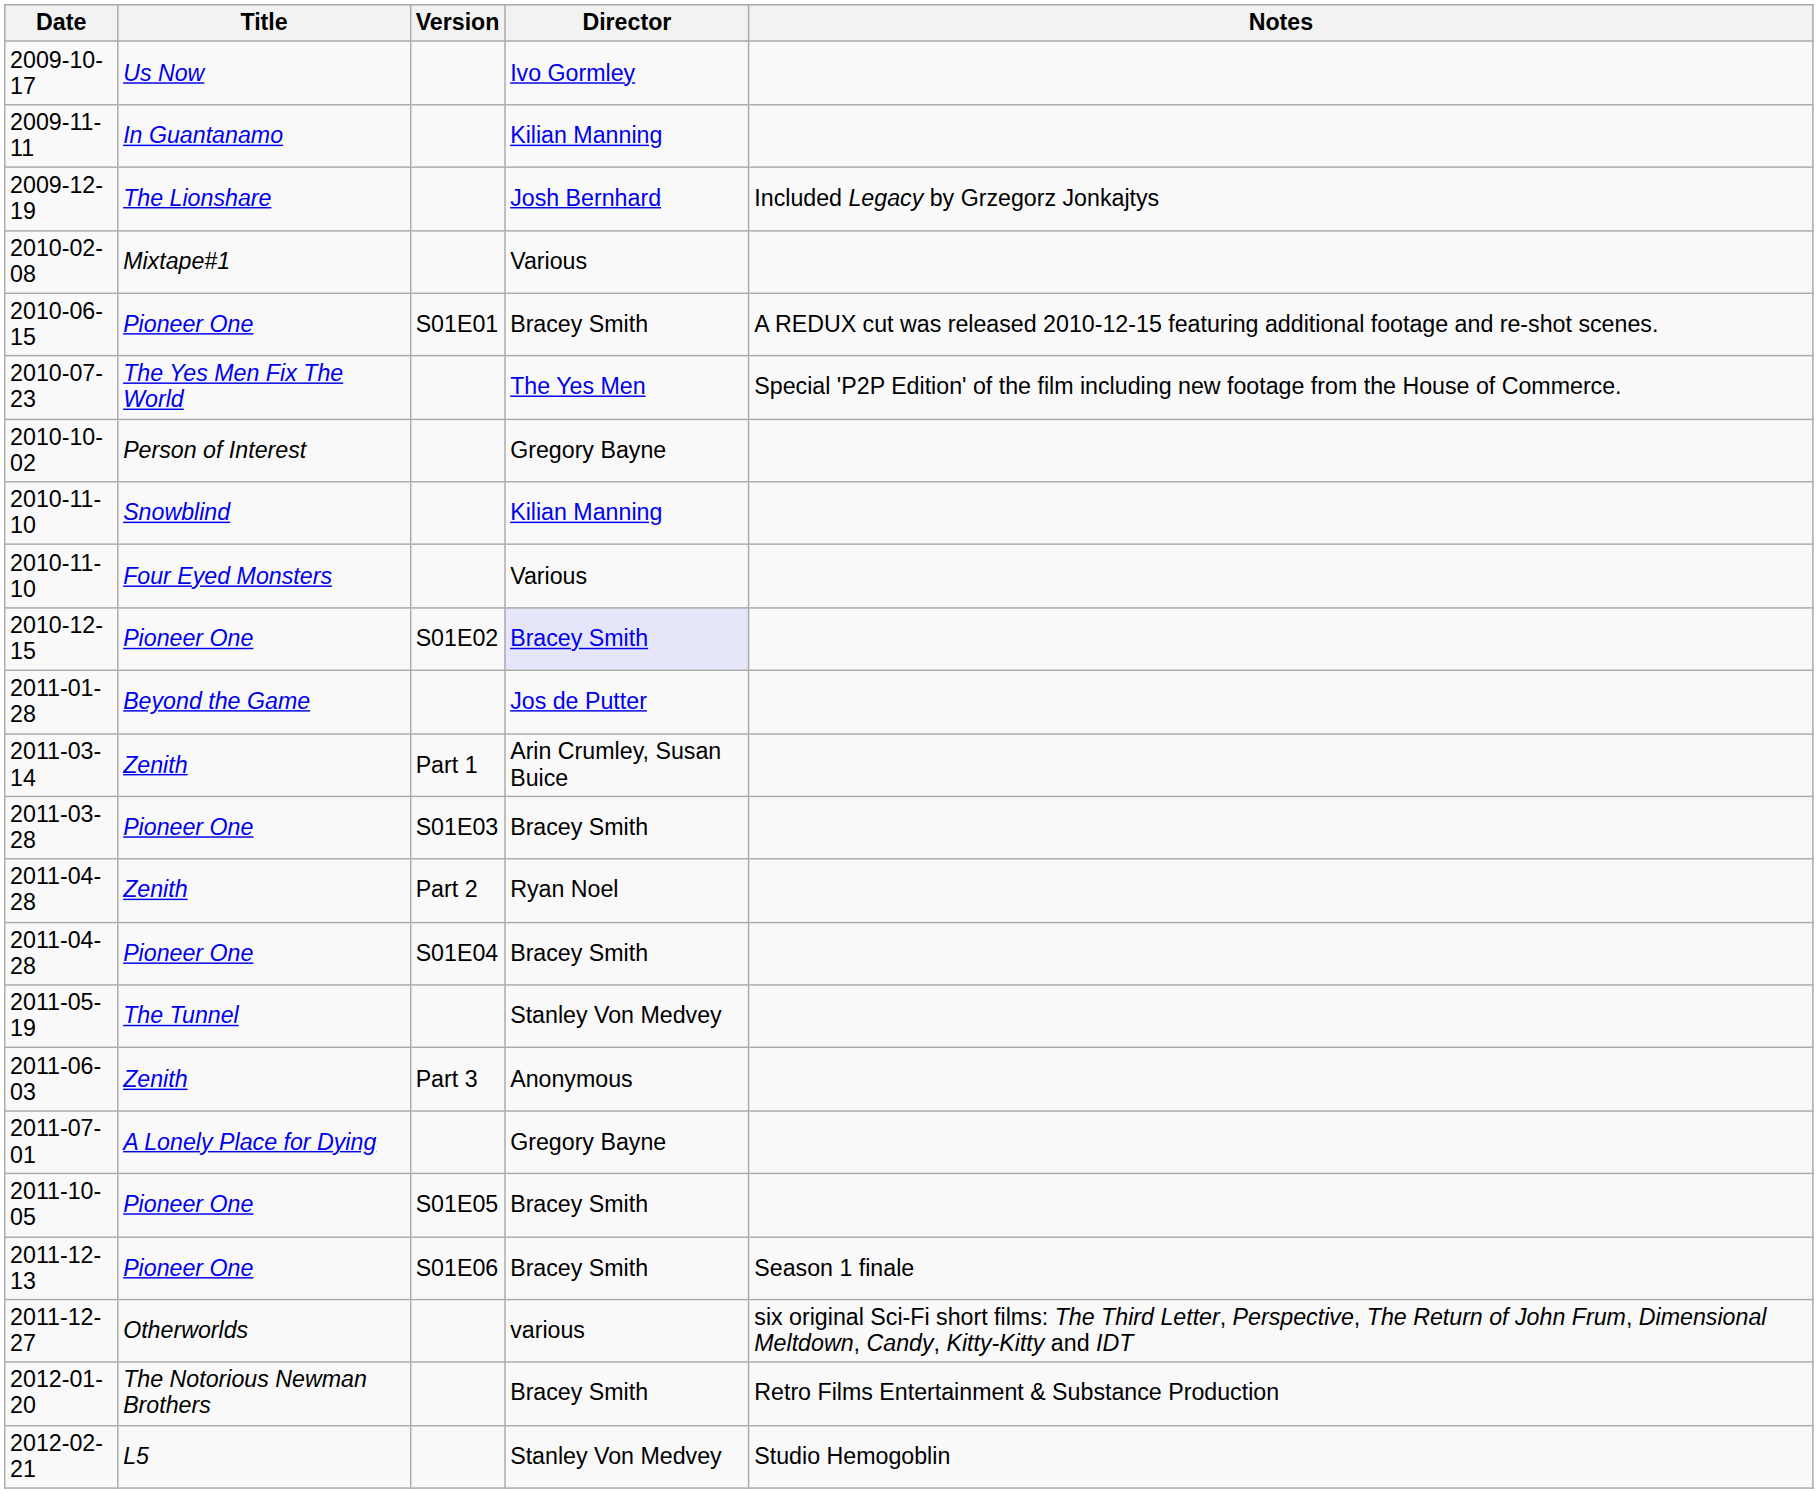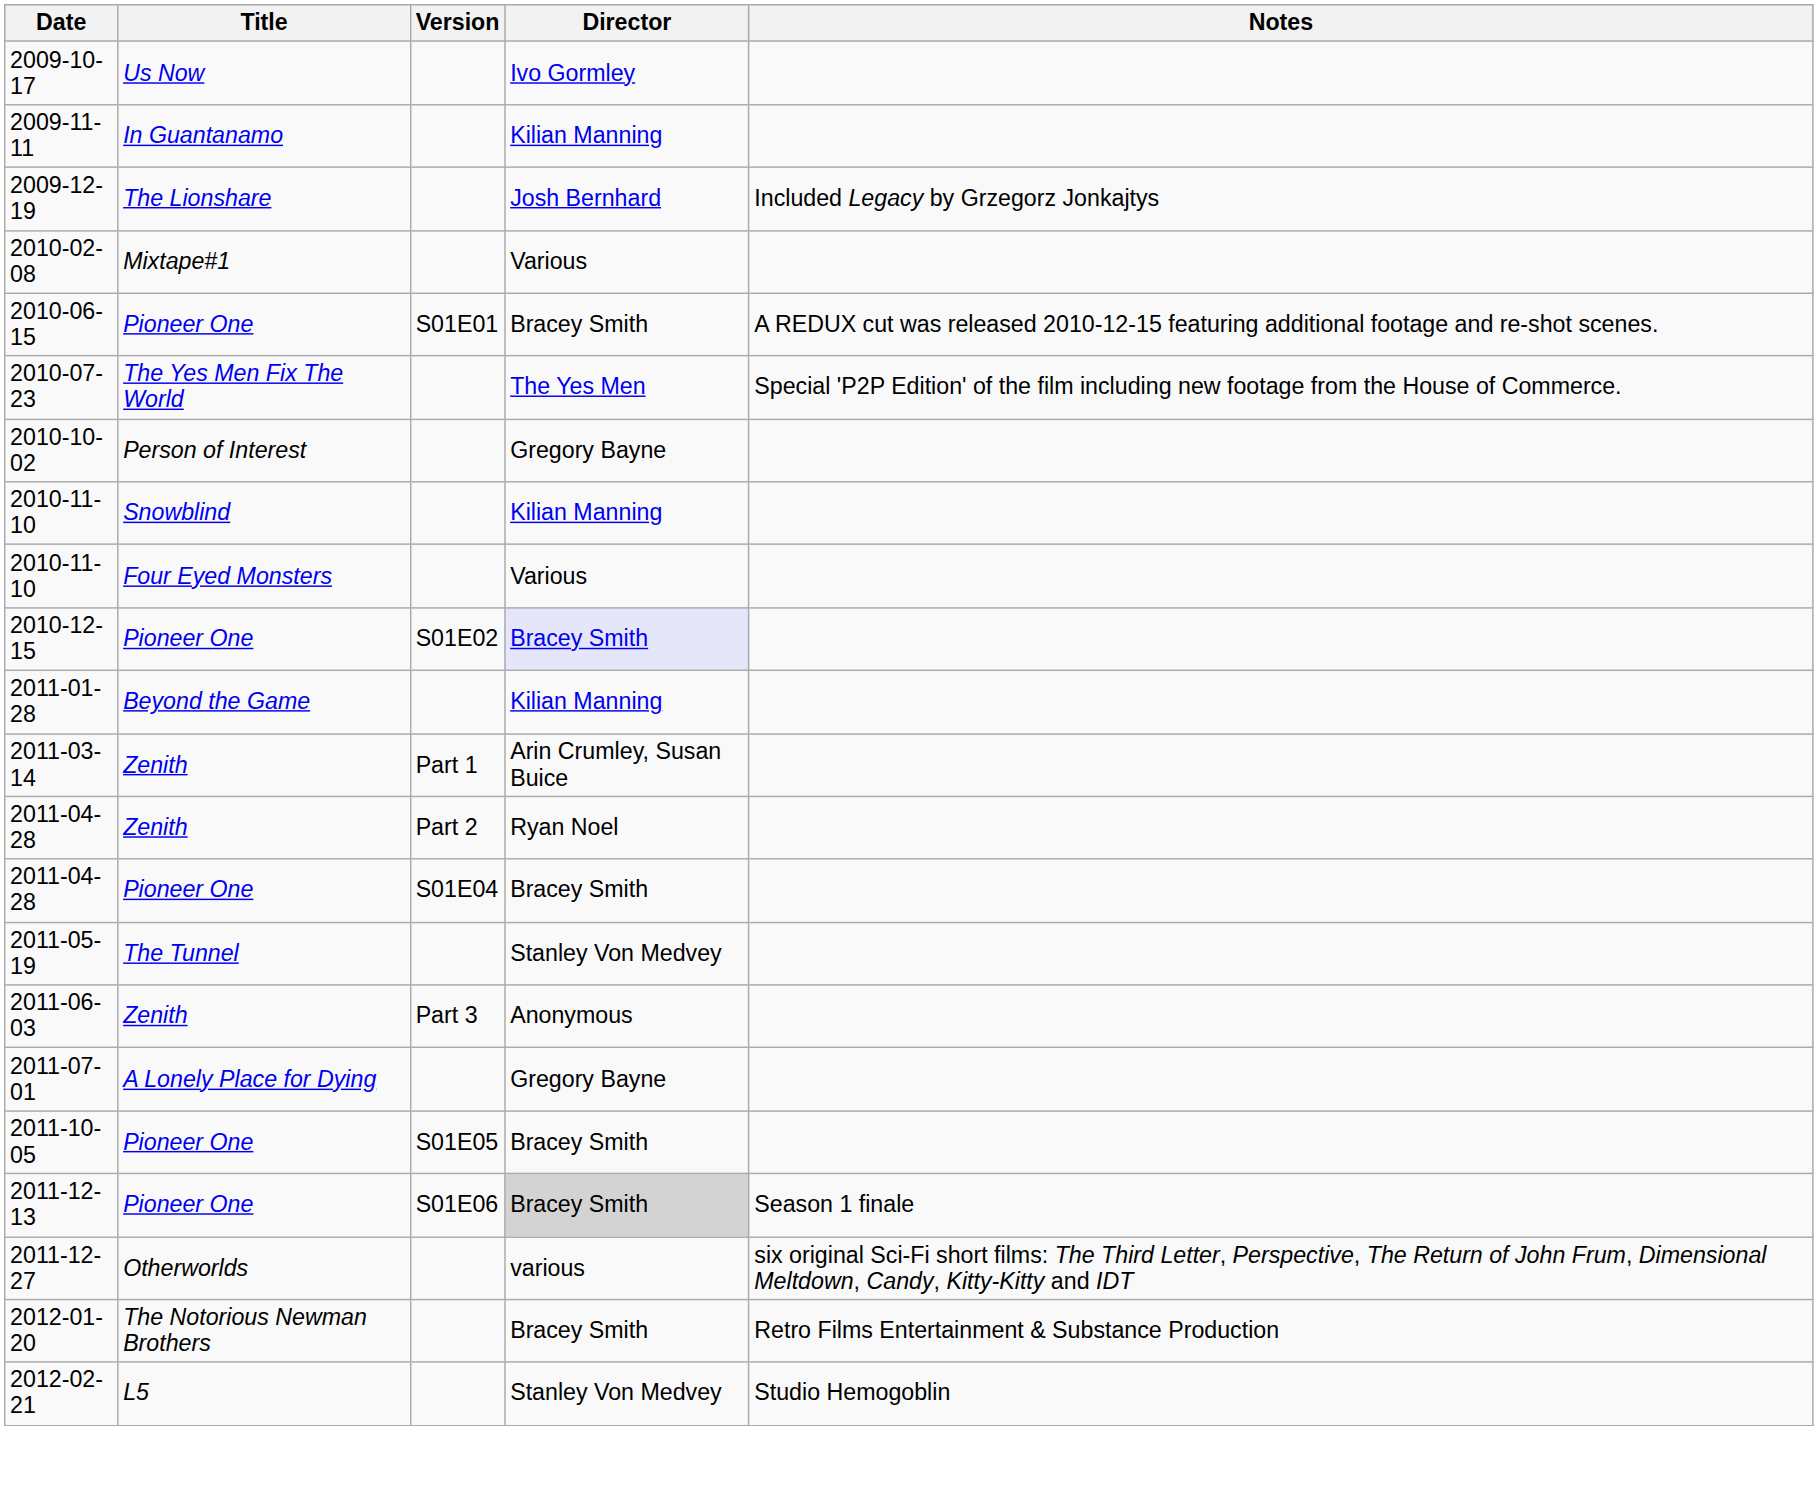(579, 701) Jos de Putter -> (586, 701) Kilian Manning
- row: (56, 827)
(579, 1267) no background -> (579, 1204) lightgrey background
